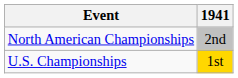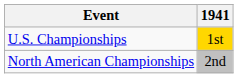rows swapped: (101, 38) <-> (67, 61)
